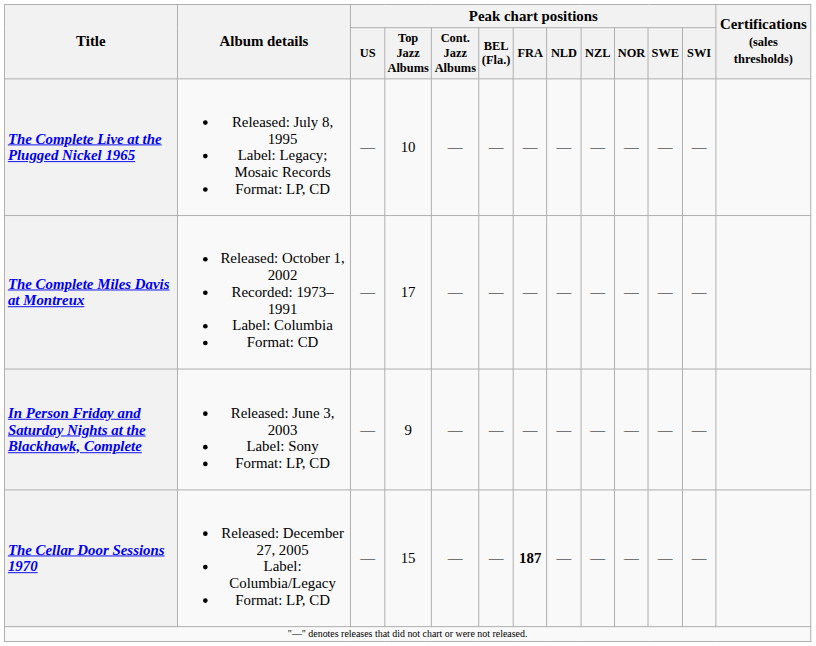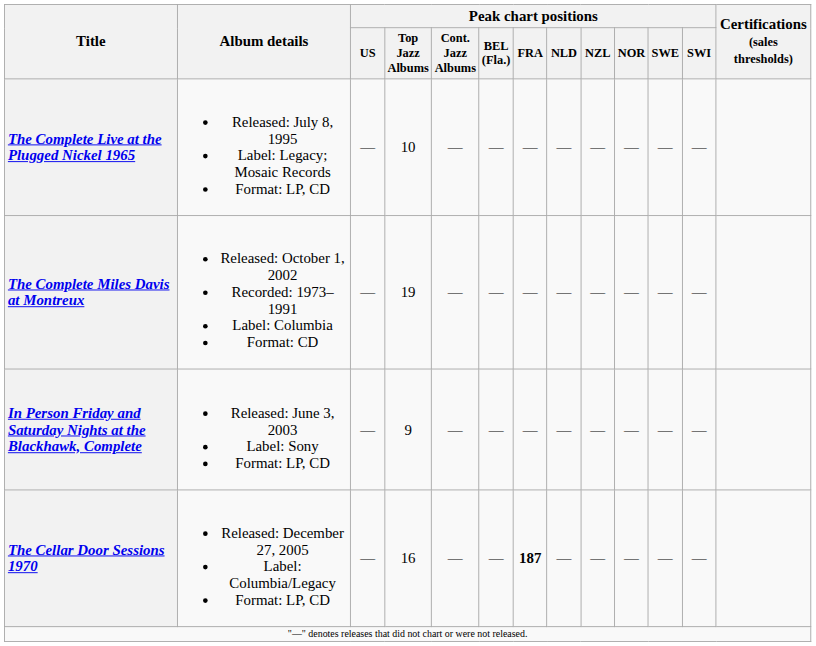(408, 292) 17 -> (408, 292) 19
(408, 558) 15 -> (408, 558) 16
